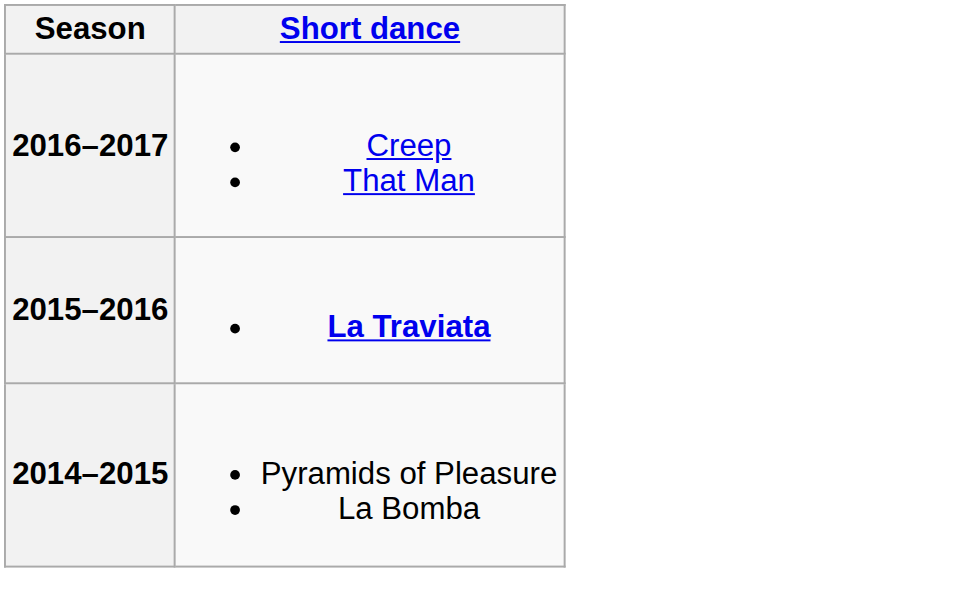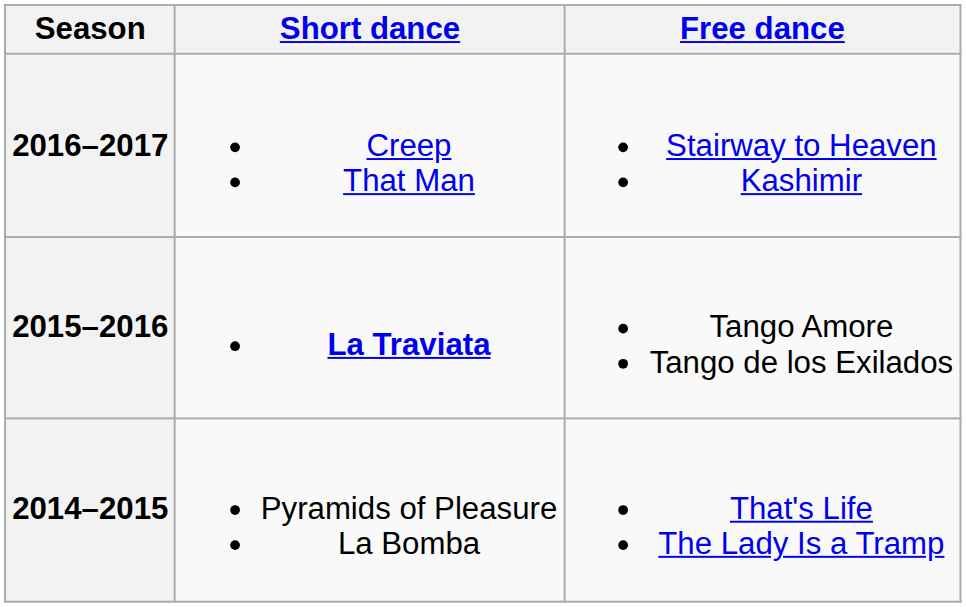+ column: (762, 29)
